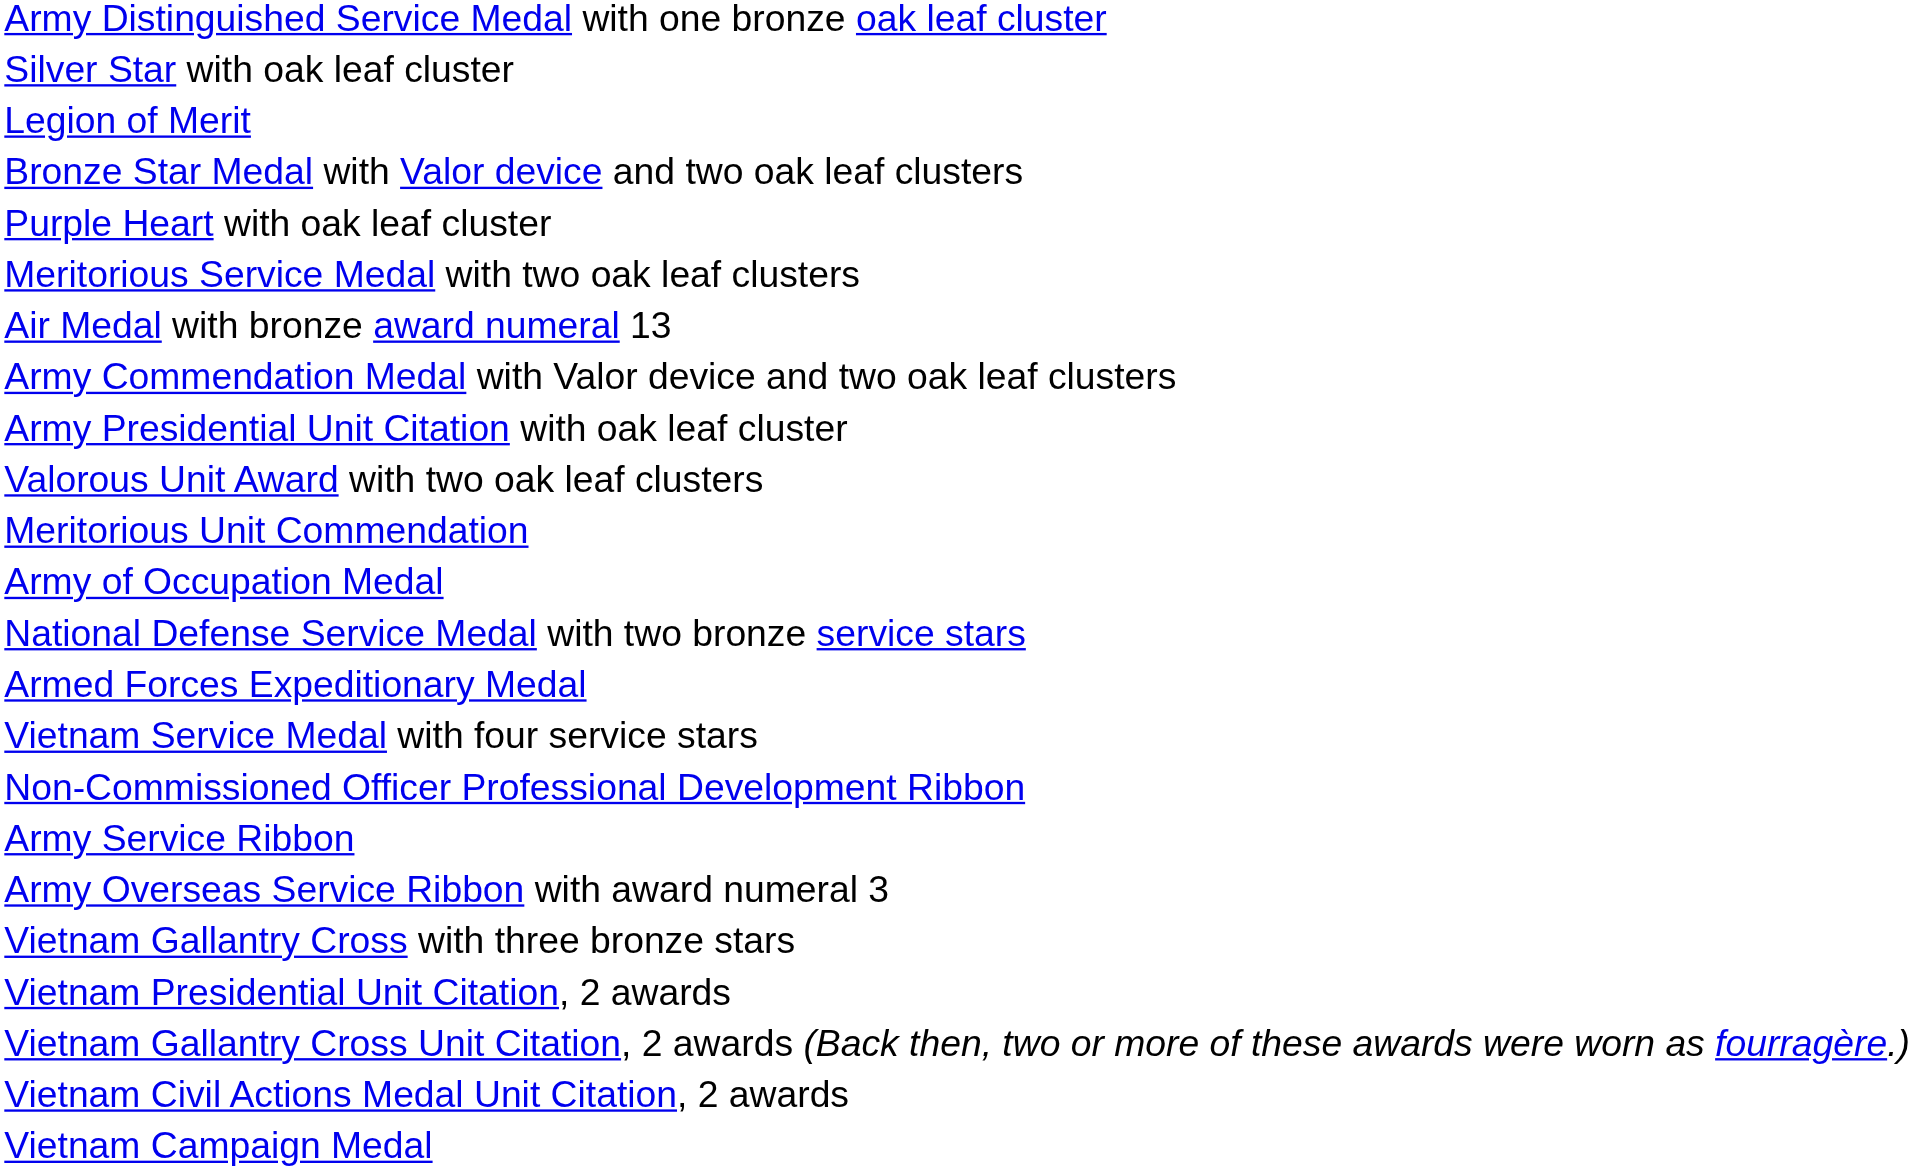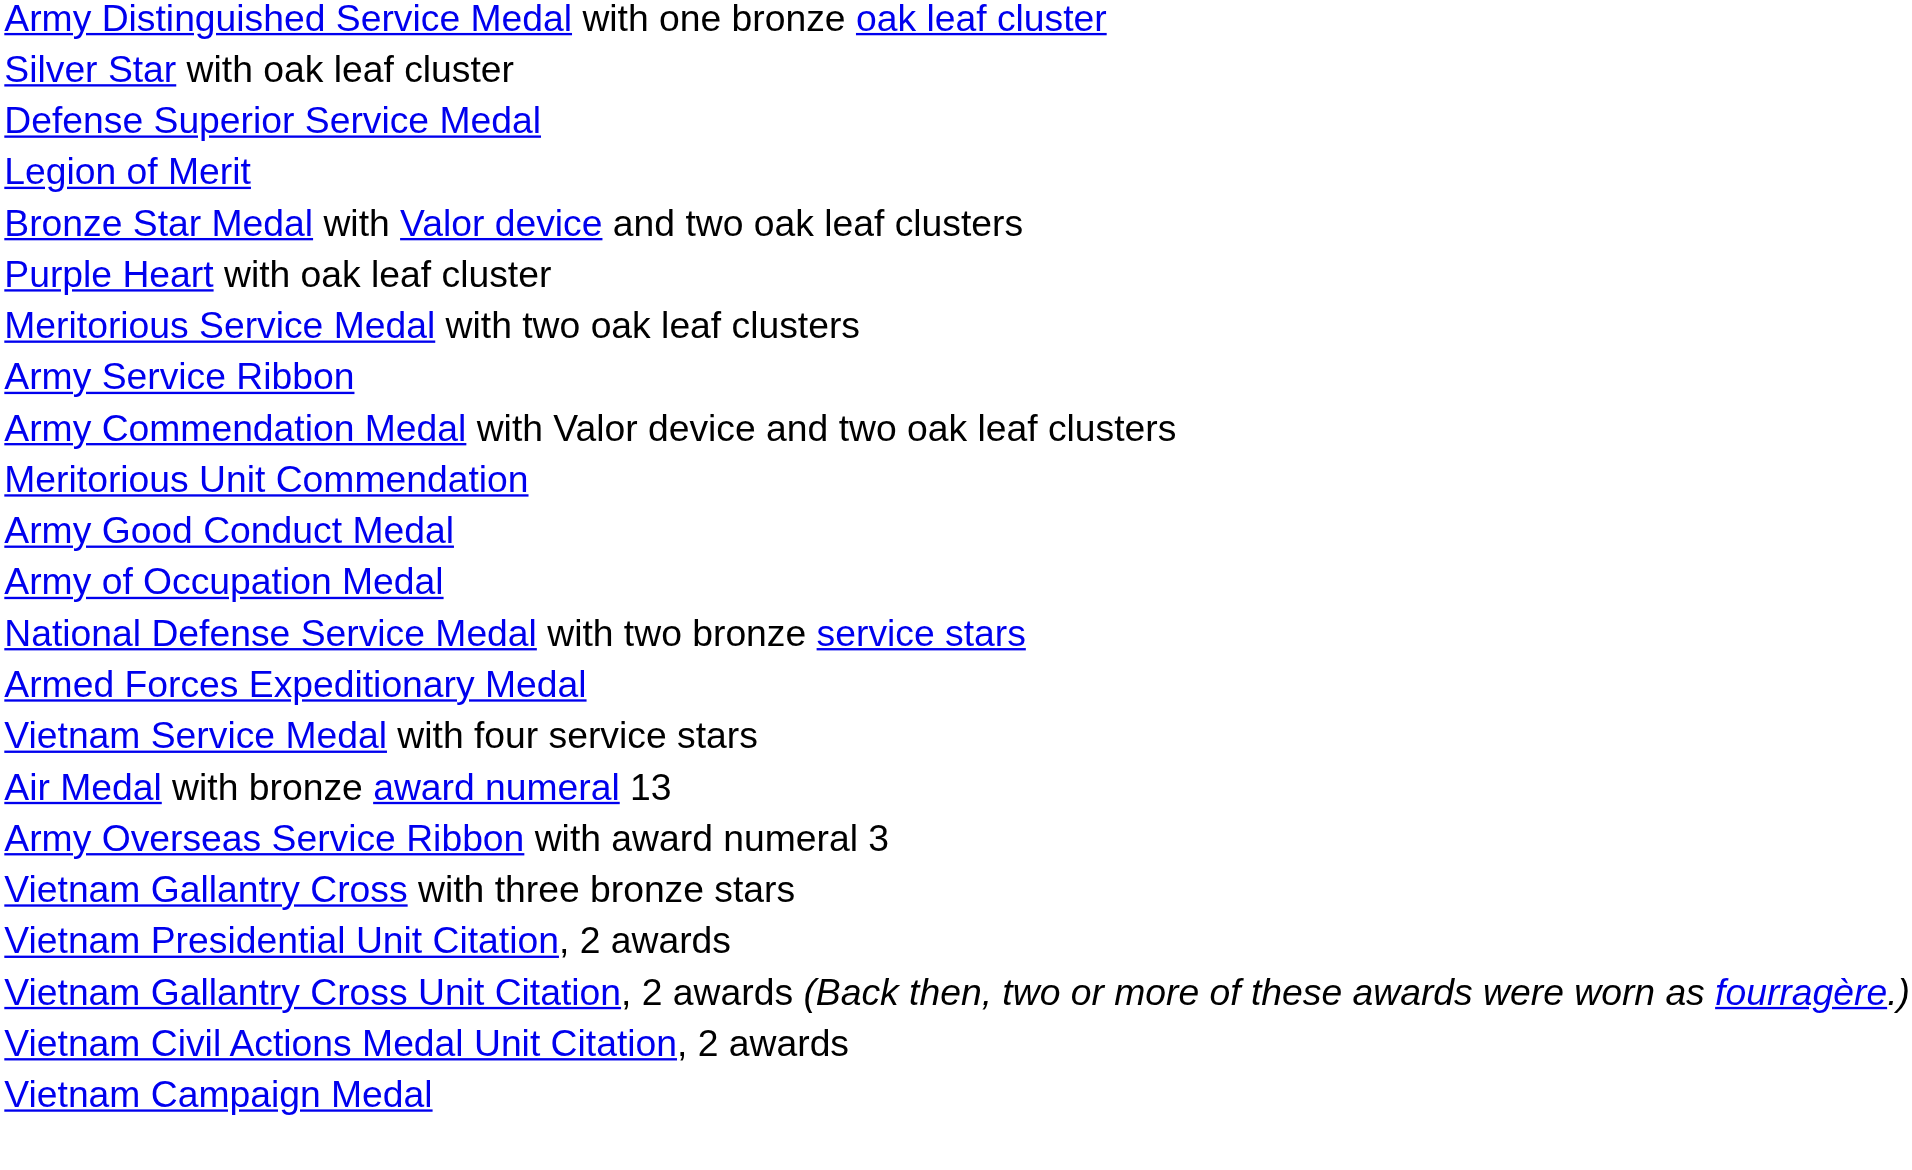+ row: (273, 120)
rows swapped: (338, 325) <-> (179, 838)
- row: (426, 428)
- row: (384, 479)
+ row: (229, 530)
- row: (515, 787)
